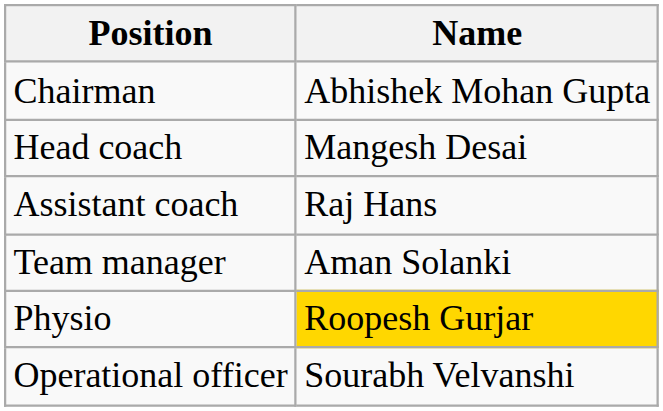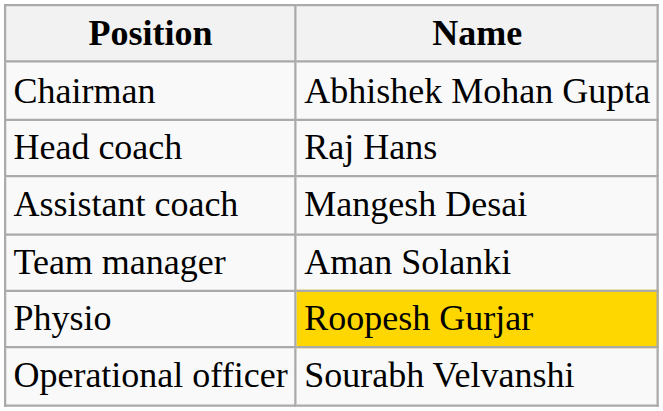(416, 147) Mangesh Desai -> (371, 147) Raj Hans
(371, 204) Raj Hans -> (416, 204) Mangesh Desai
